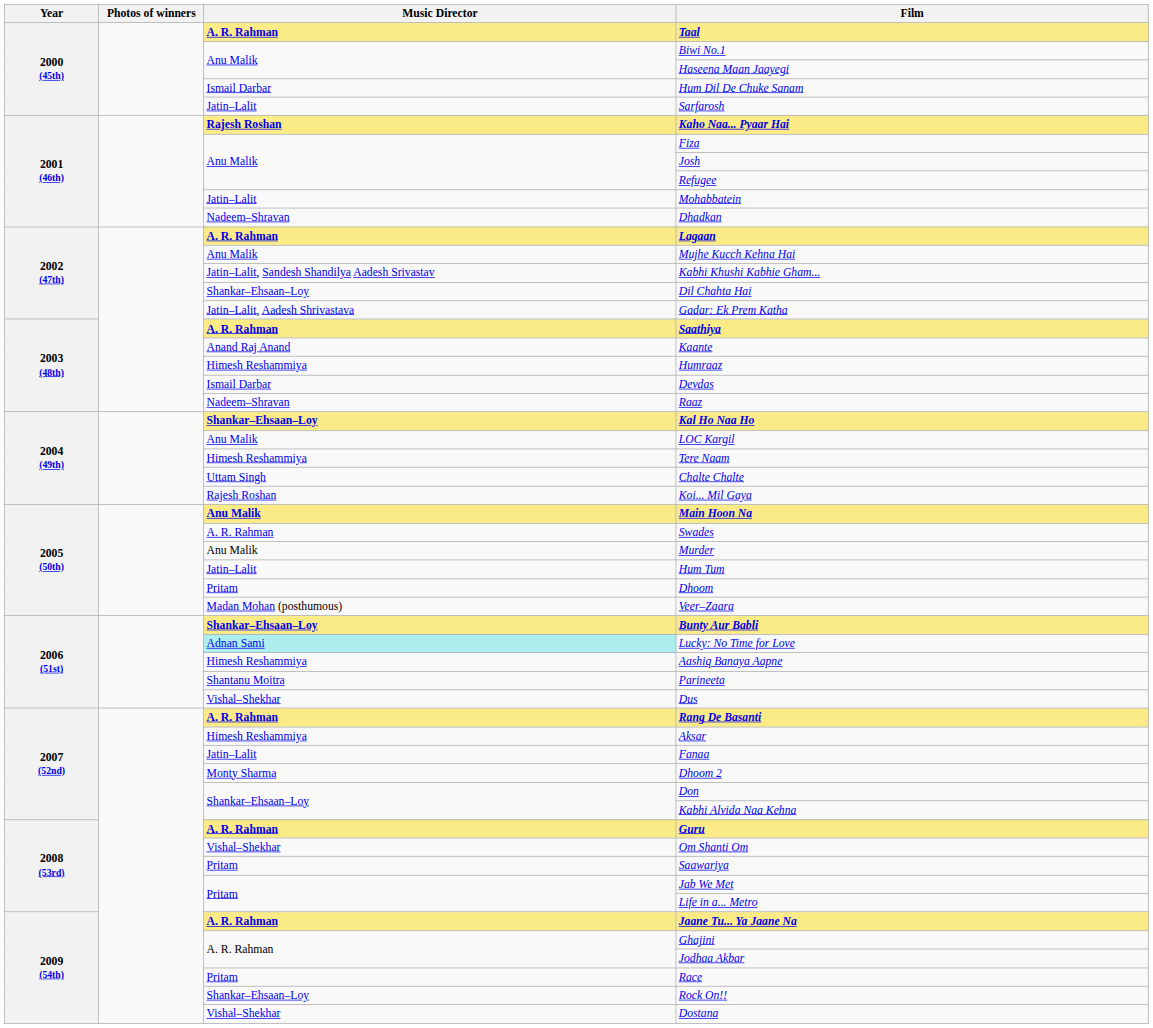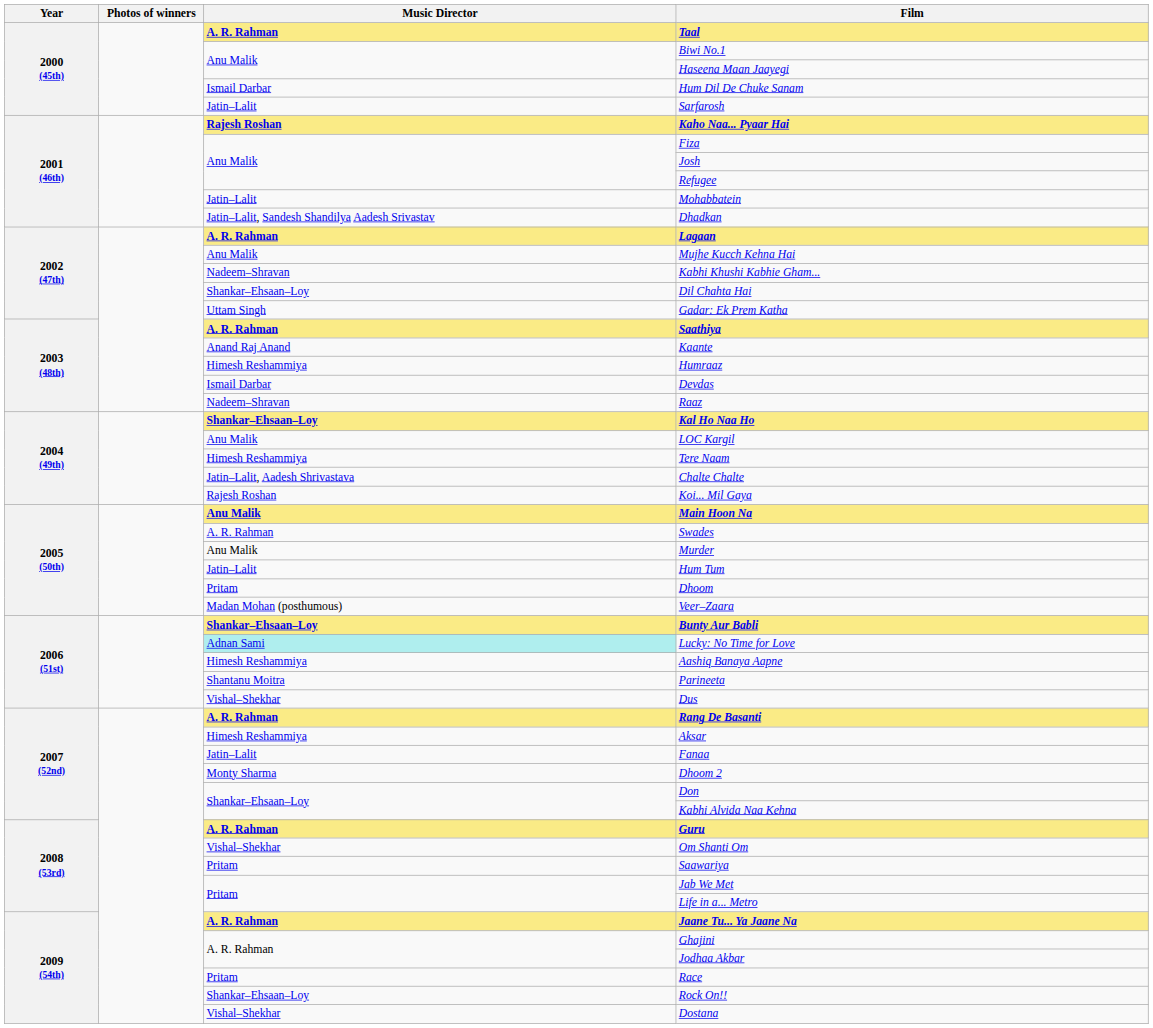(248, 217) Nadeem–Shravan -> (321, 217) Jatin–Lalit, Sandesh Shandilya Aadesh Srivastav
(321, 273) Jatin–Lalit, Sandesh Shandilya Aadesh Srivastav -> (248, 273) Nadeem–Shravan
(280, 310) Jatin–Lalit, Aadesh Shrivastava -> (236, 310) Uttam Singh
(236, 476) Uttam Singh -> (280, 476) Jatin–Lalit, Aadesh Shrivastava
